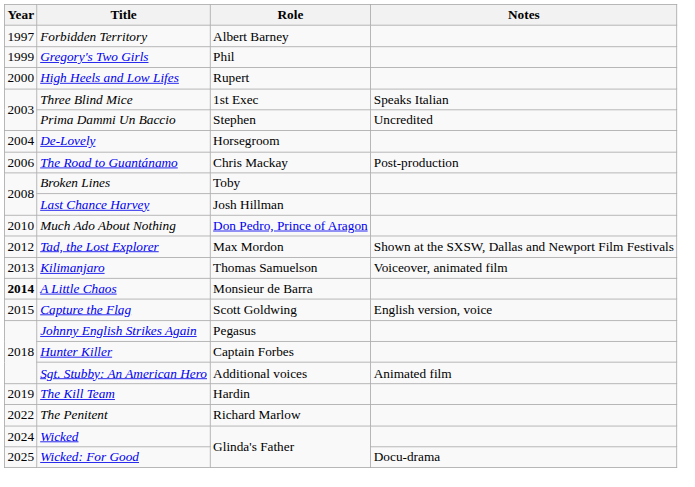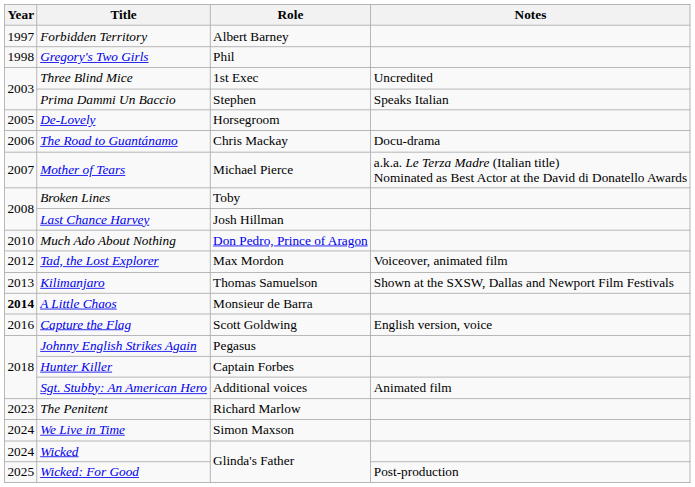(21, 57) 1999 -> (21, 57) 1998
- row: (110, 78)
(411, 99) Speaks Italian -> (403, 78) Uncredited
(403, 120) Uncredited -> (411, 99) Speaks Italian
(21, 141) 2004 -> (21, 120) 2005
(416, 162) Post-production -> (407, 141) Docu-drama
+ row: (83, 169)
(524, 246) Shown at the SXSW, Dallas and Newport Film Festivals -> (441, 261) Voiceover, animated film
(441, 267) Voiceover, animated film -> (524, 282) Shown at the SXSW, Dallas and Newport Film Festivals
(21, 309) 2015 -> (21, 324) 2016
- row: (78, 394)
(21, 415) 2022 -> (21, 409) 2023
+ row: (83, 430)
(407, 457) Docu-drama -> (416, 472) Post-production
